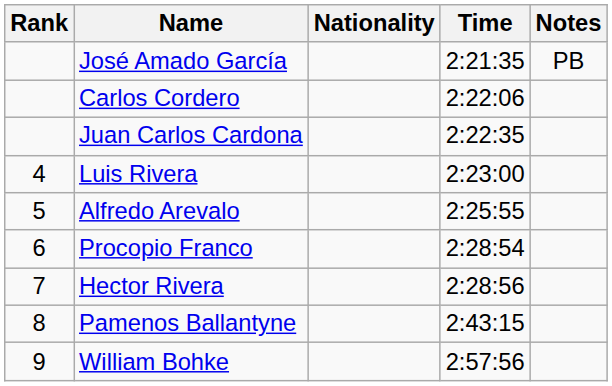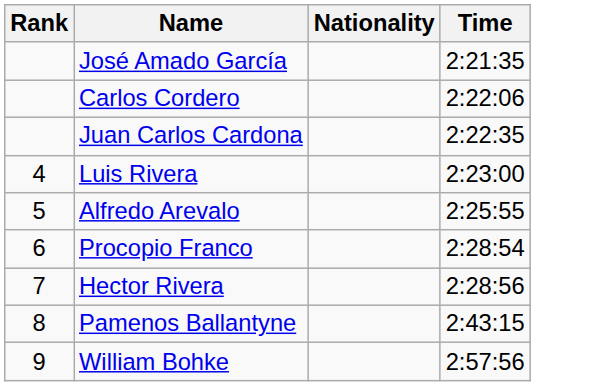- column: (569, 23)
